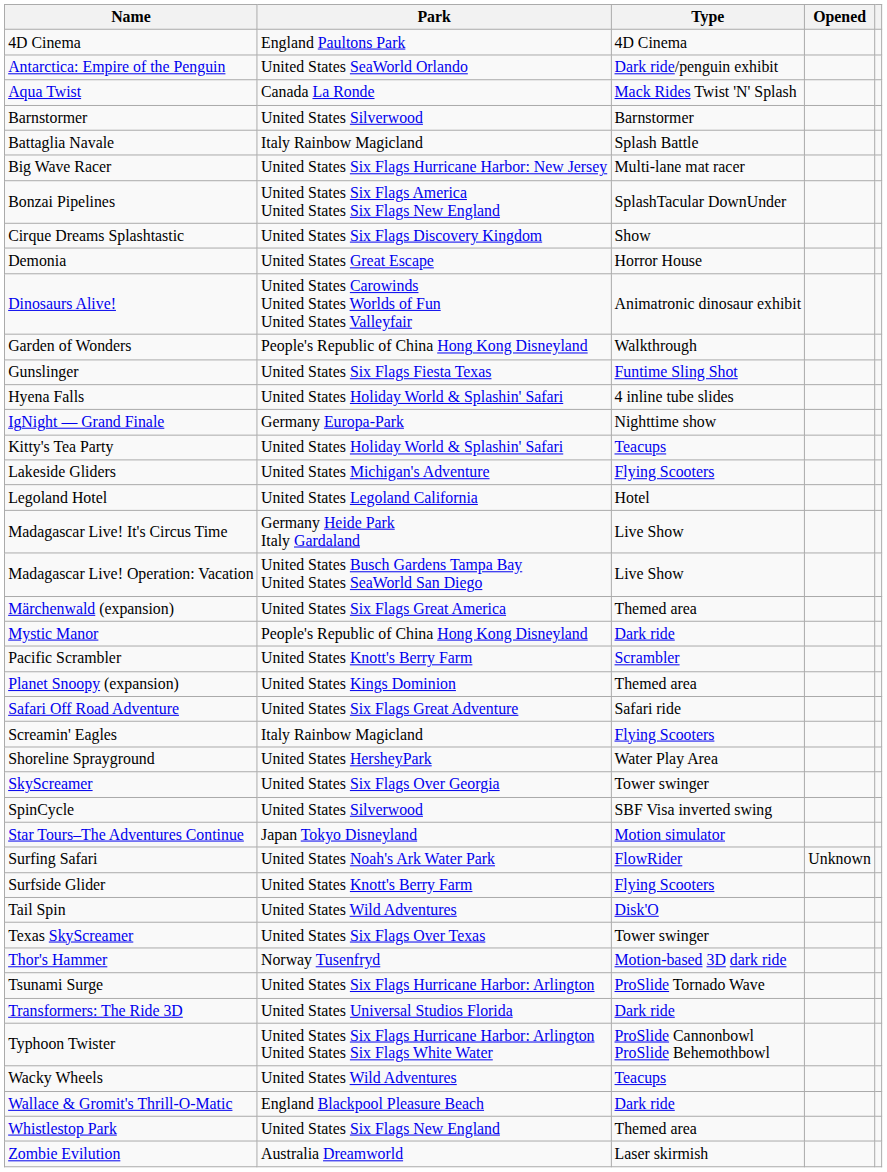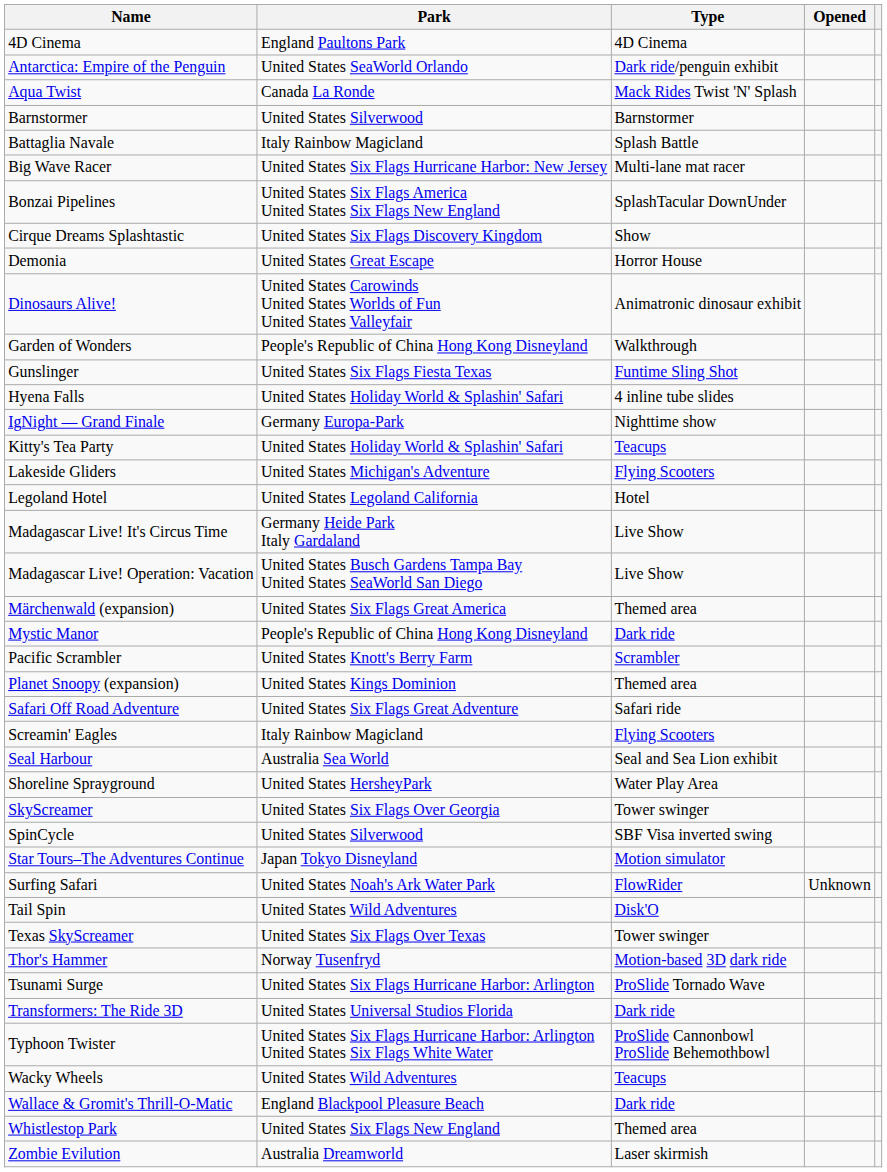+ row: (50, 759)
- row: (57, 884)
